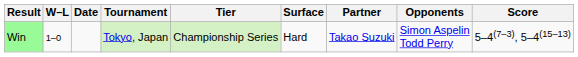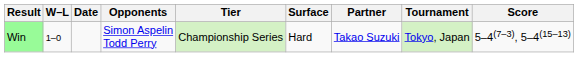columns swapped: (136, 13) <-> (435, 13)
